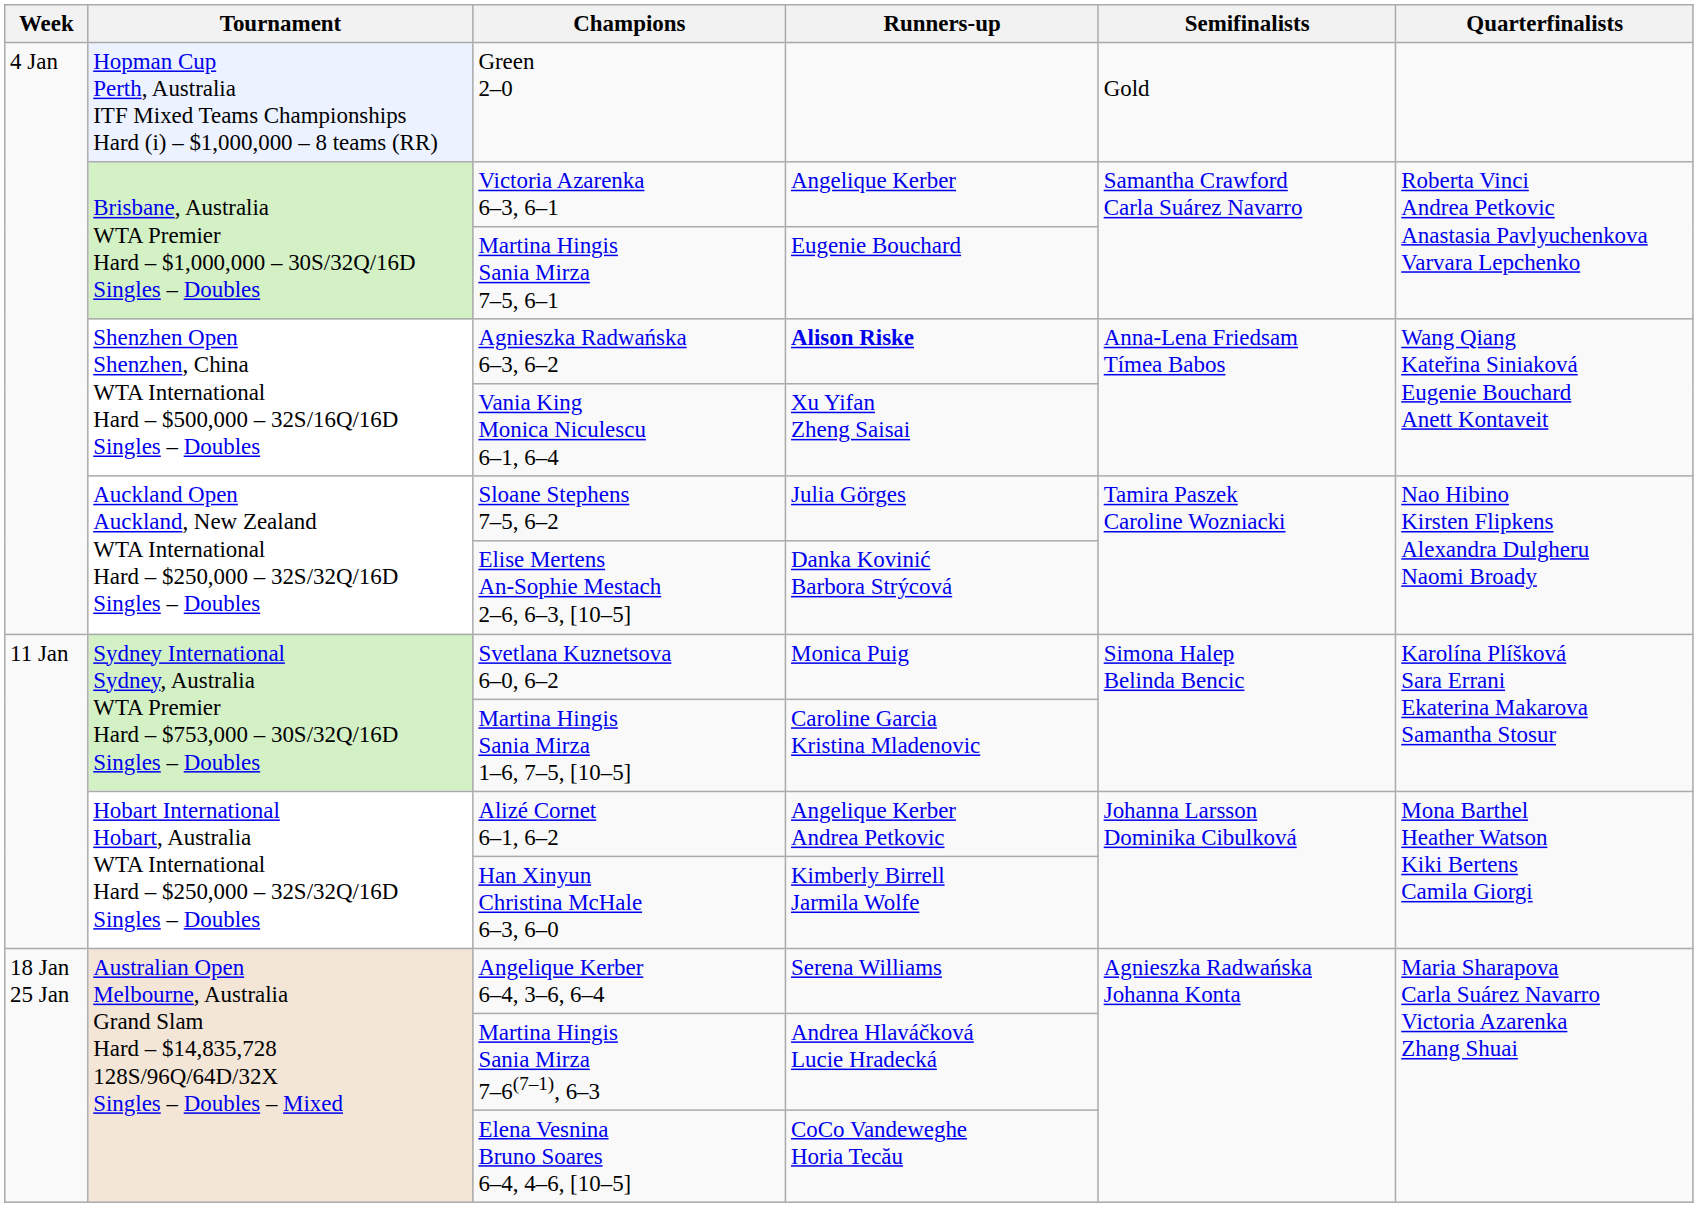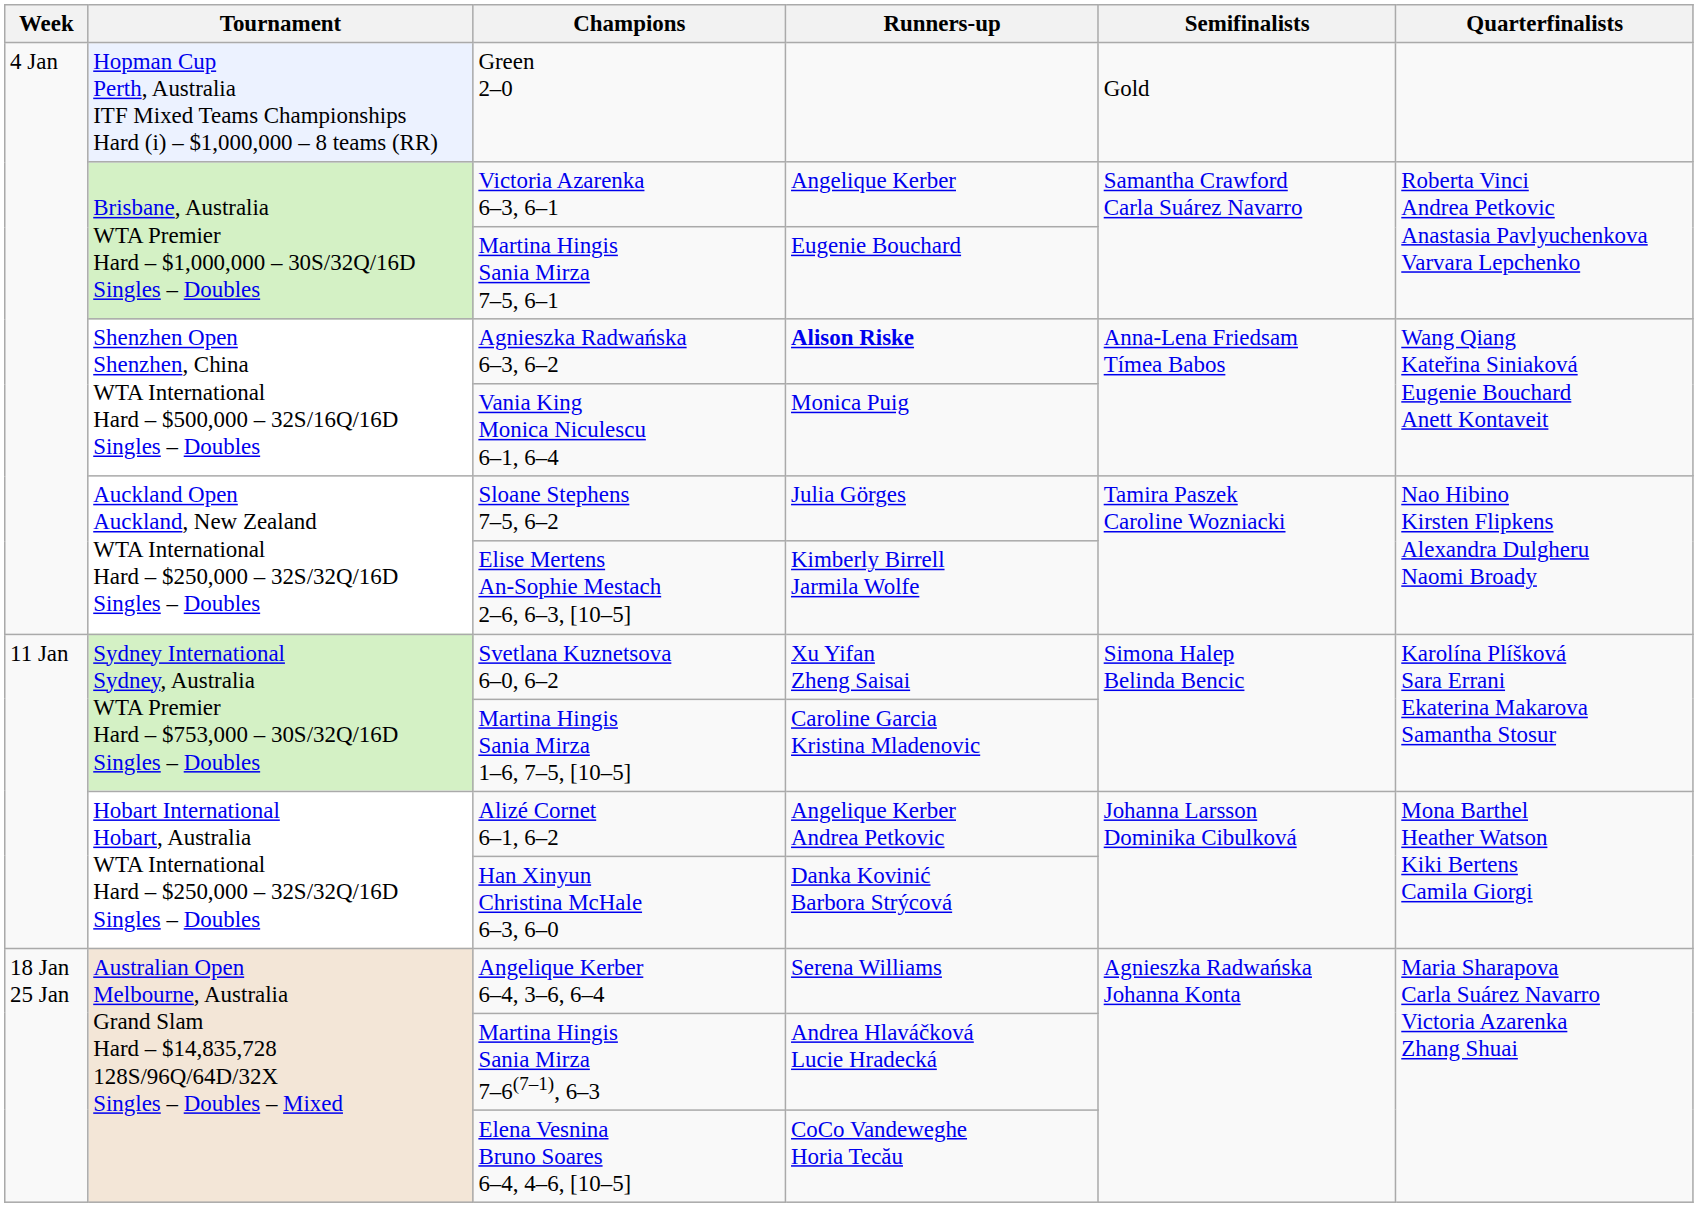(851, 416) Xu Yifan Zheng Saisai -> (850, 403) Monica Puig
(872, 573) Danka Kovinić Barbora Strýcová -> (868, 573) Kimberly Birrell Jarmila Wolfe
(850, 652) Monica Puig -> (851, 666) Xu Yifan Zheng Saisai
(868, 888) Kimberly Birrell Jarmila Wolfe -> (872, 888) Danka Kovinić Barbora Strýcová
